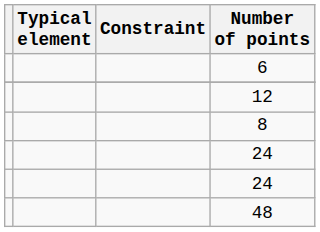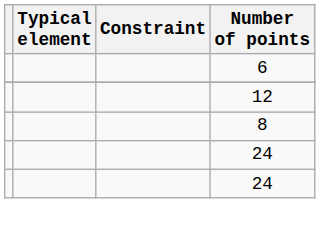- row: (9, 212)
